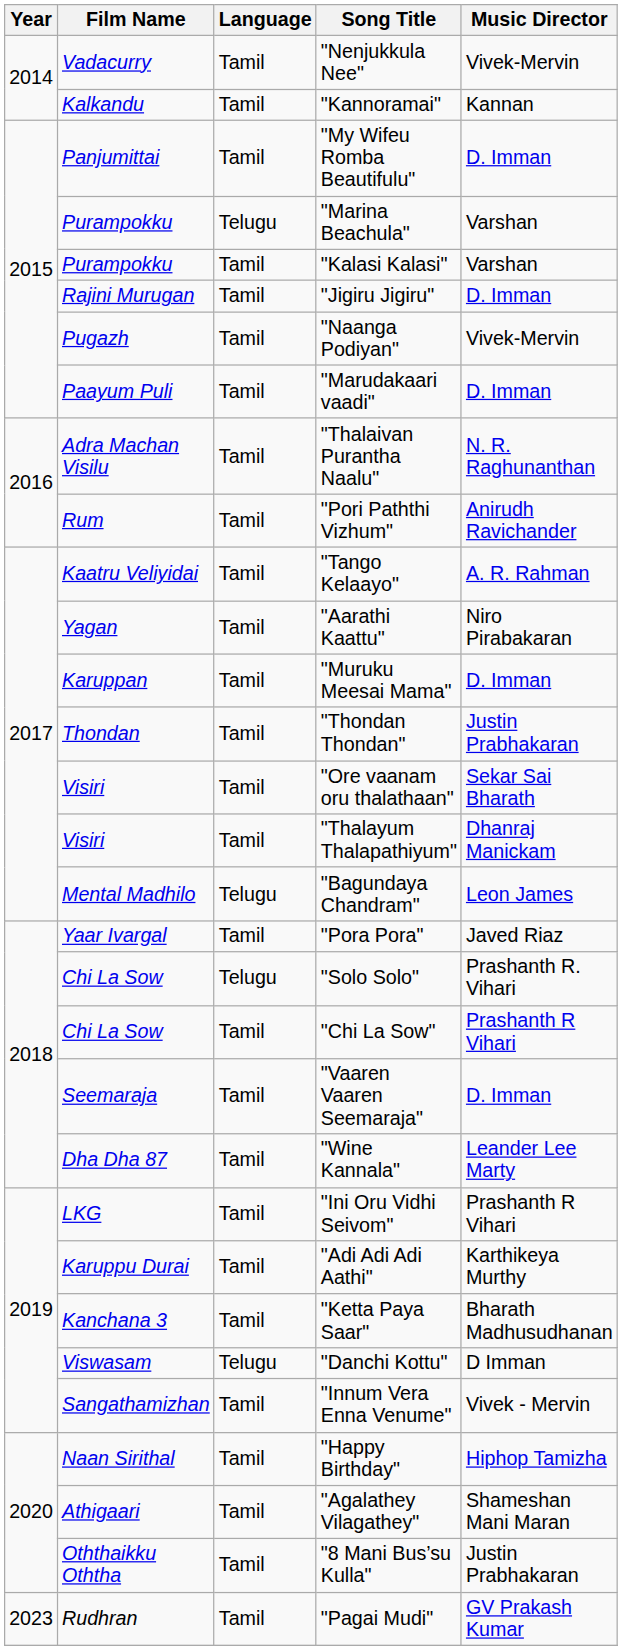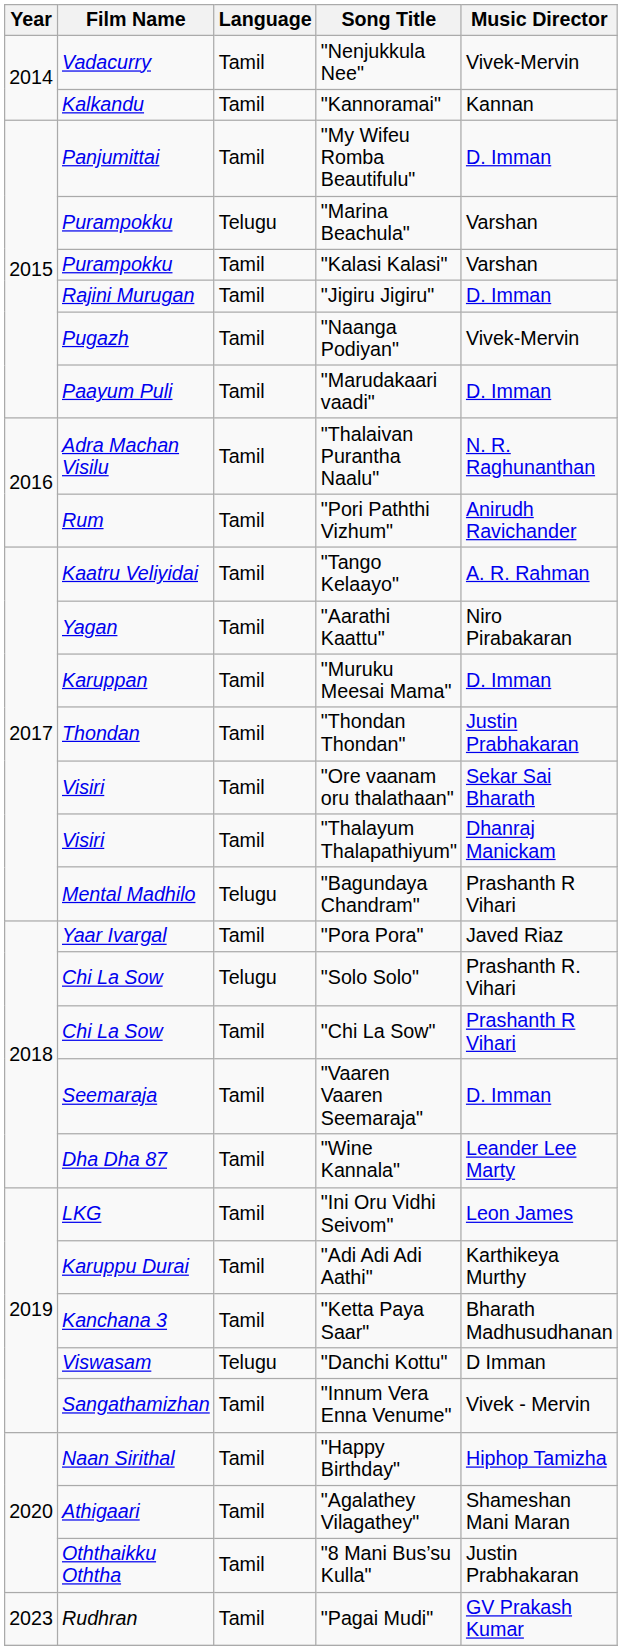(520, 893) Leon James -> (521, 893) Prashanth R Vihari
(521, 1213) Prashanth R Vihari -> (520, 1213) Leon James
